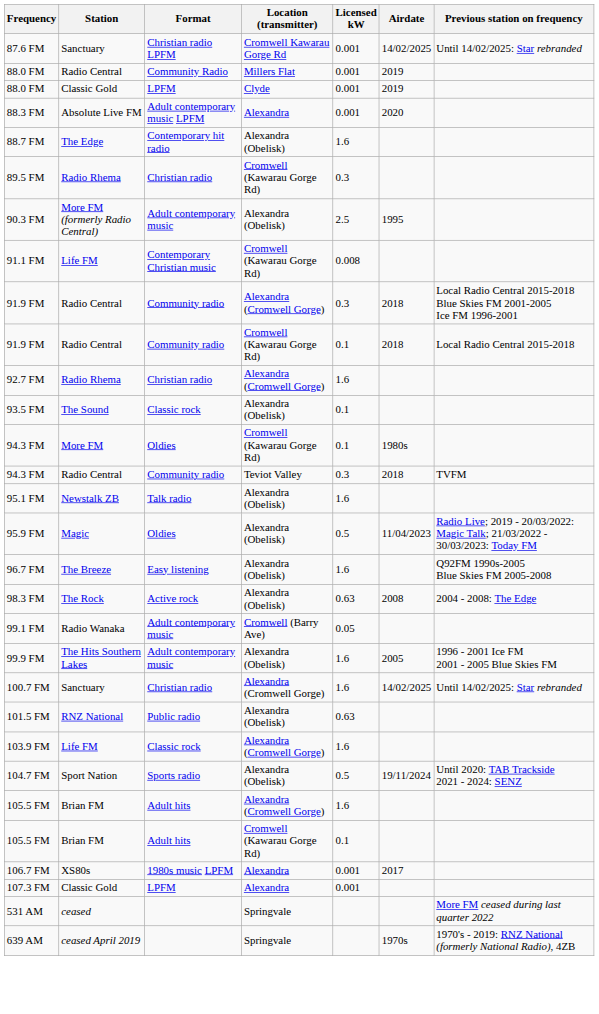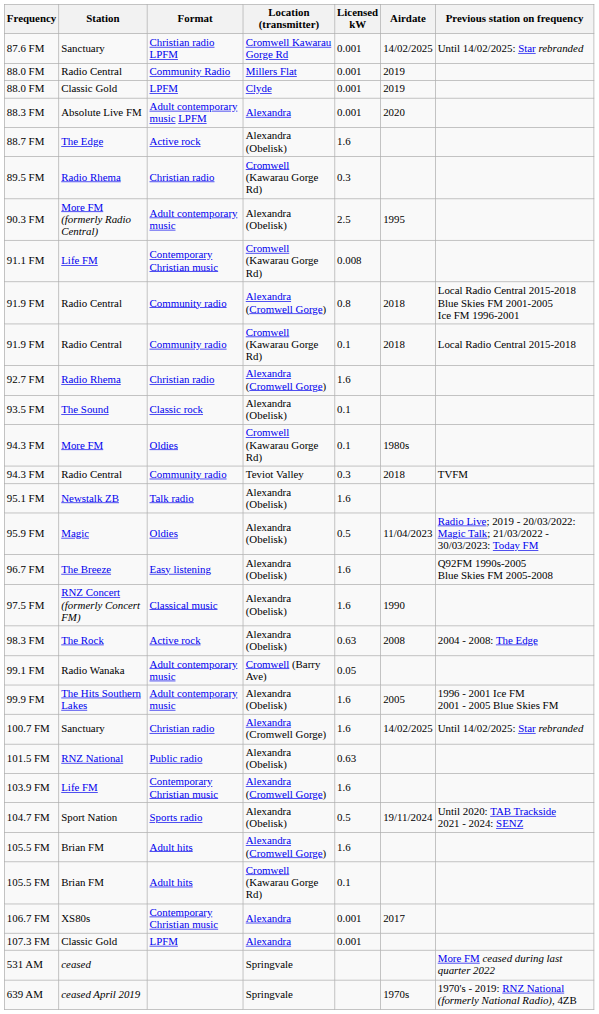(186, 142) Contemporary hit radio -> (175, 142) Active rock
(342, 303) 0.3 -> (344, 303) 0.8
+ row: (26, 605)
(174, 746) Classic rock -> (184, 788) Contemporary Christian music
(190, 870) 1980s music LPFM -> (184, 918) Contemporary Christian music
